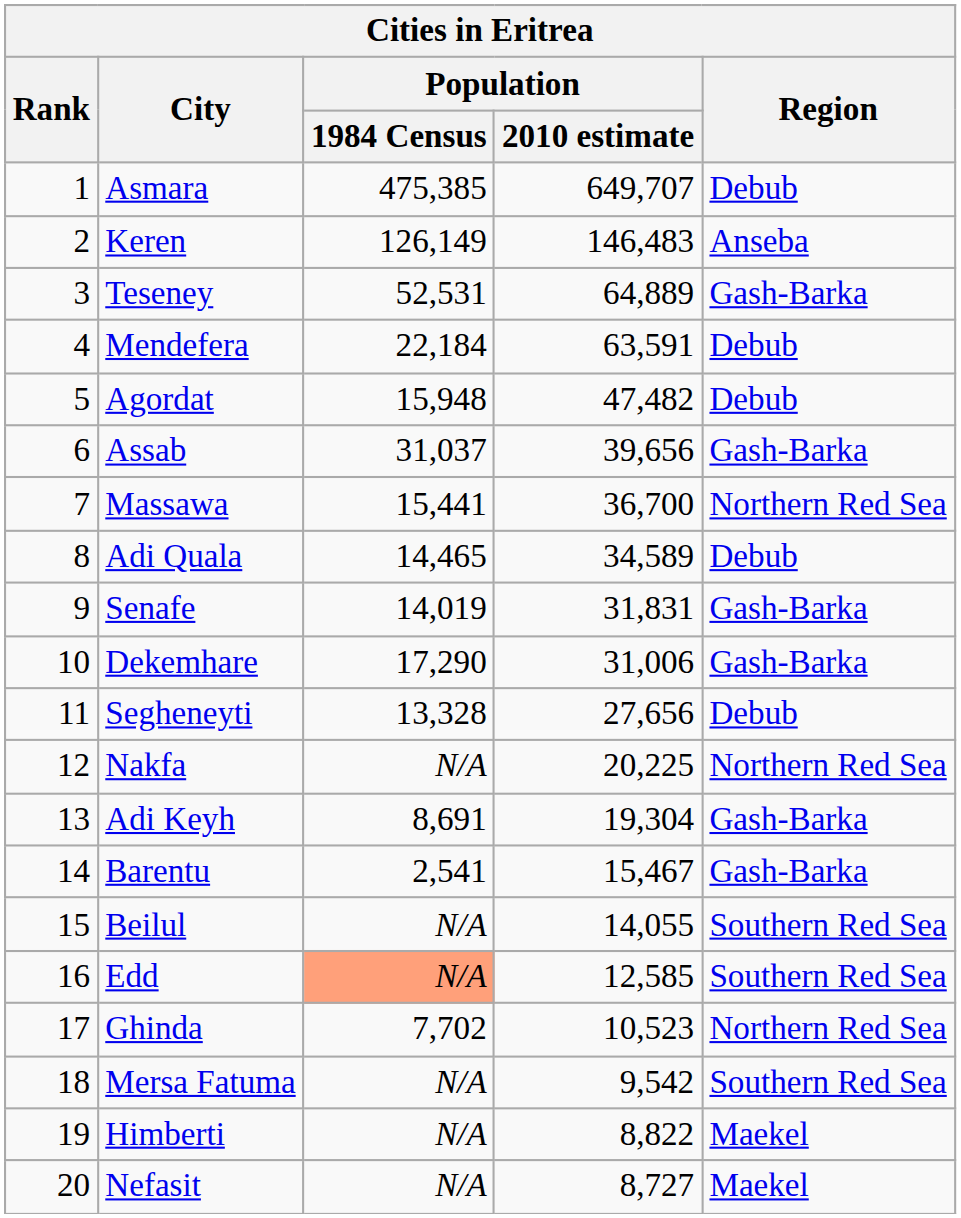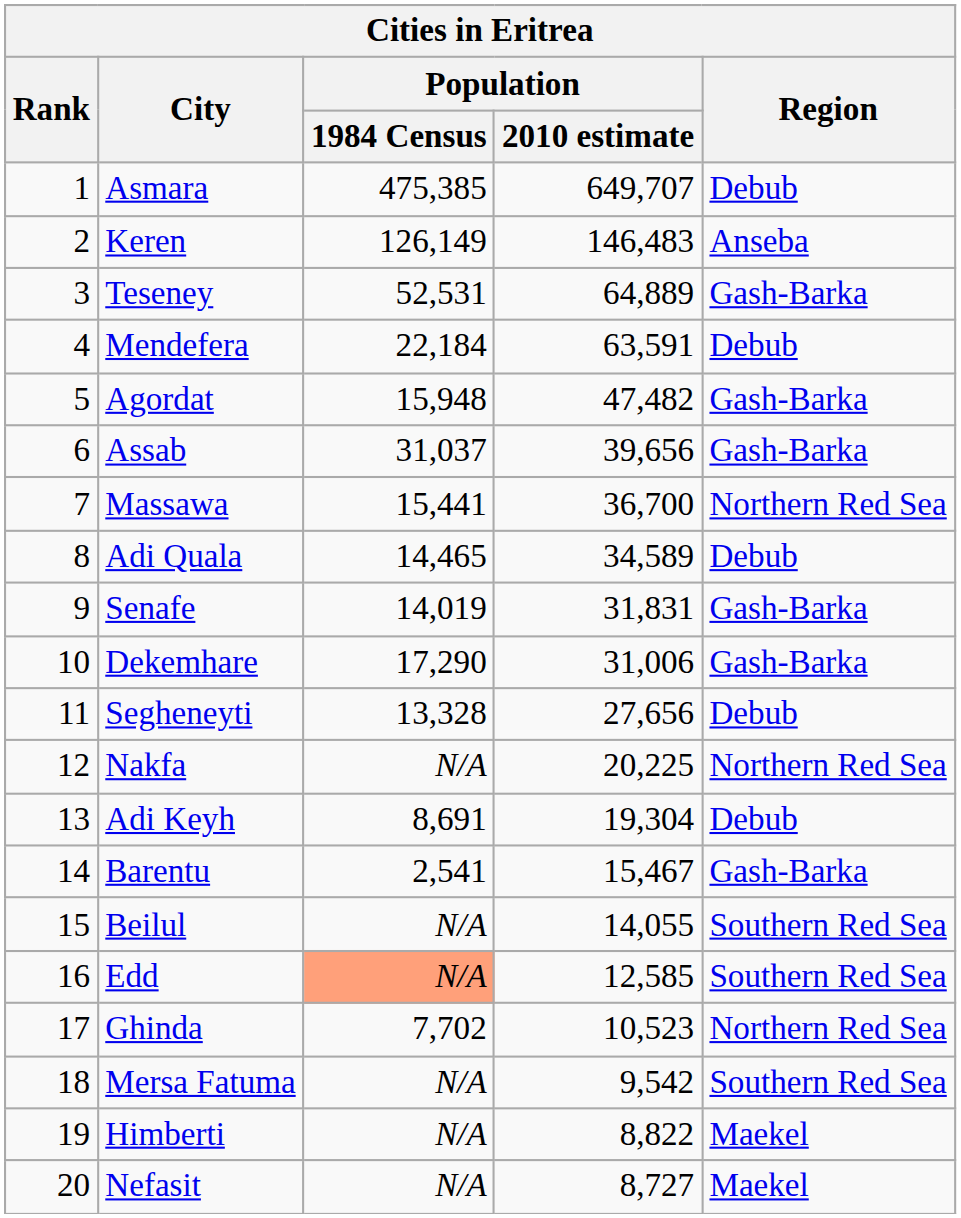(754, 398) Debub -> (789, 398) Gash-Barka
(789, 818) Gash-Barka -> (754, 818) Debub
